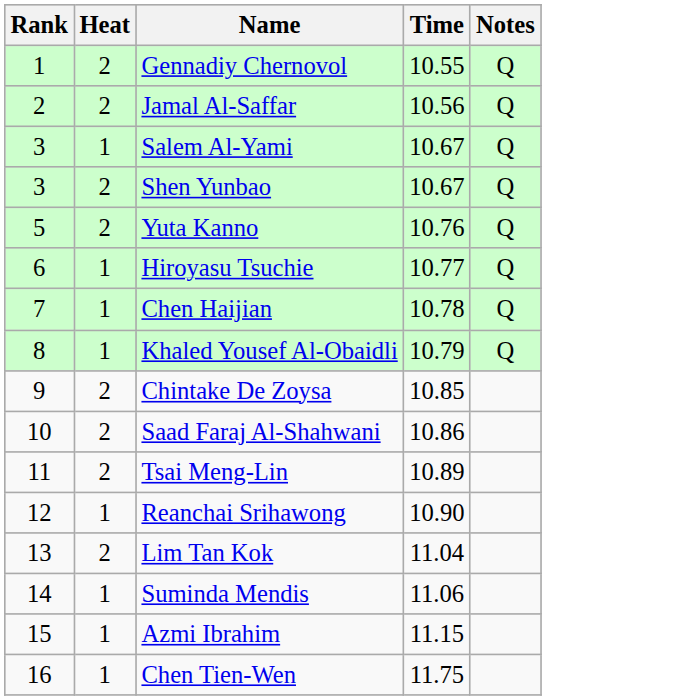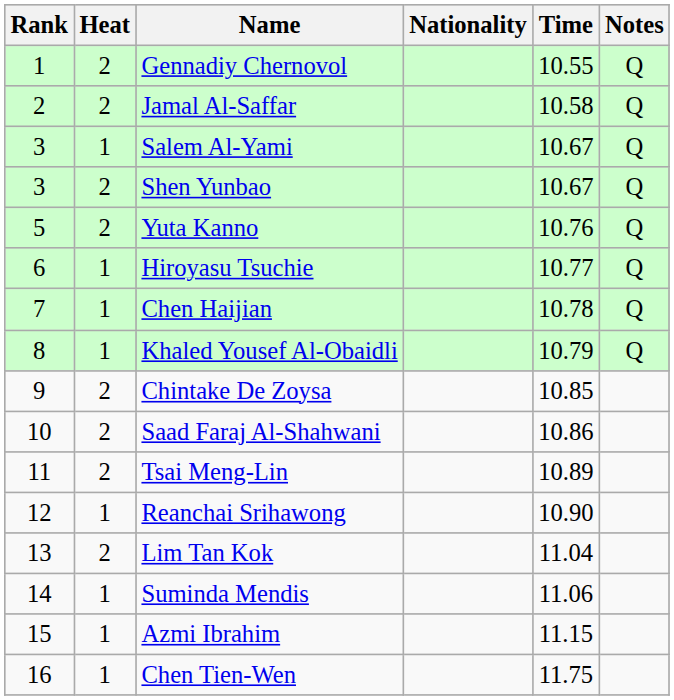+ column: (468, 24)
(437, 106) 10.56 -> (566, 106) 10.58
